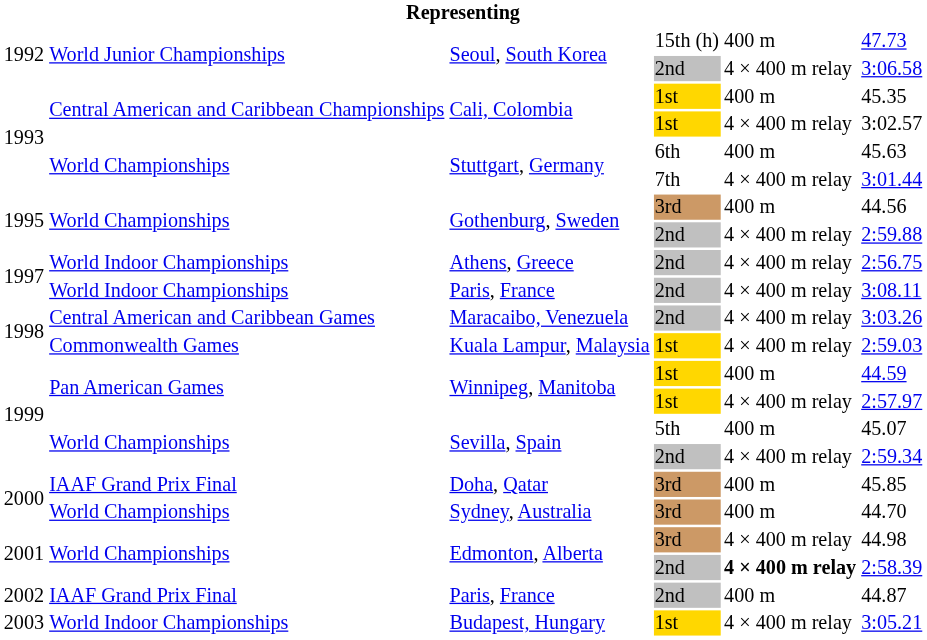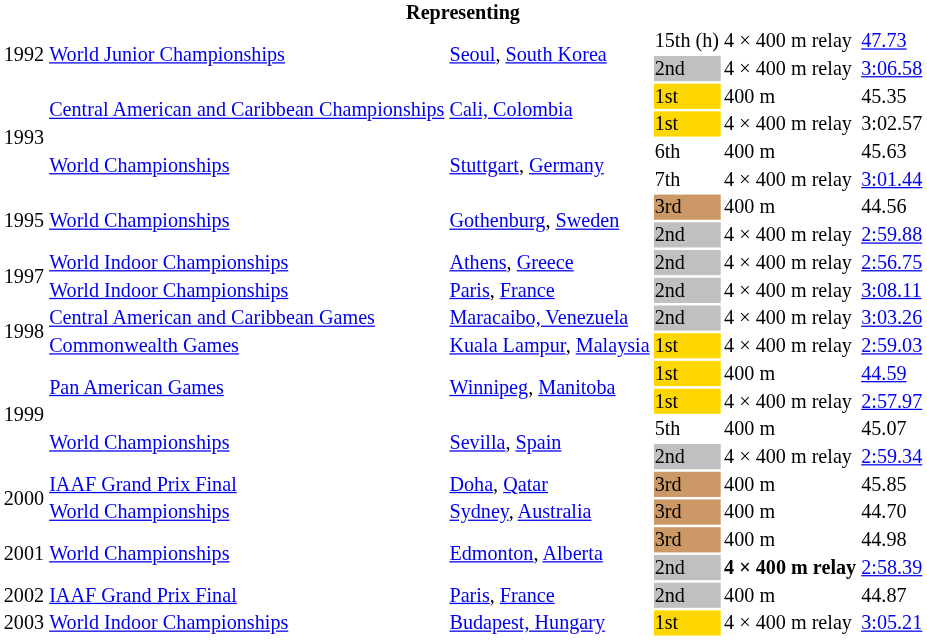(750, 40) 400 m -> (788, 40) 4 × 400 m relay
(788, 539) 4 × 400 m relay -> (750, 539) 400 m
